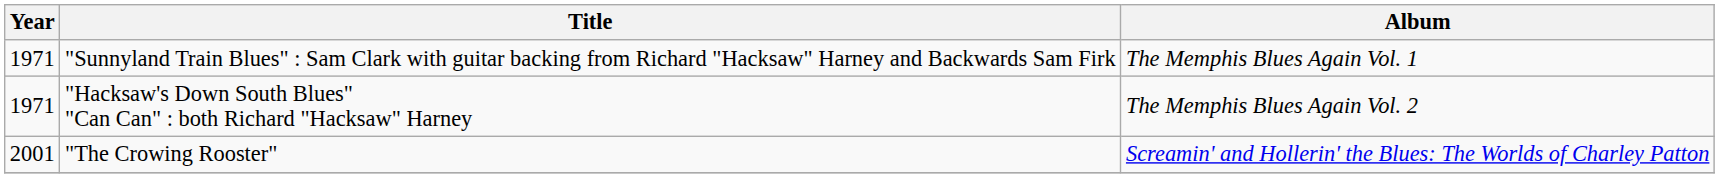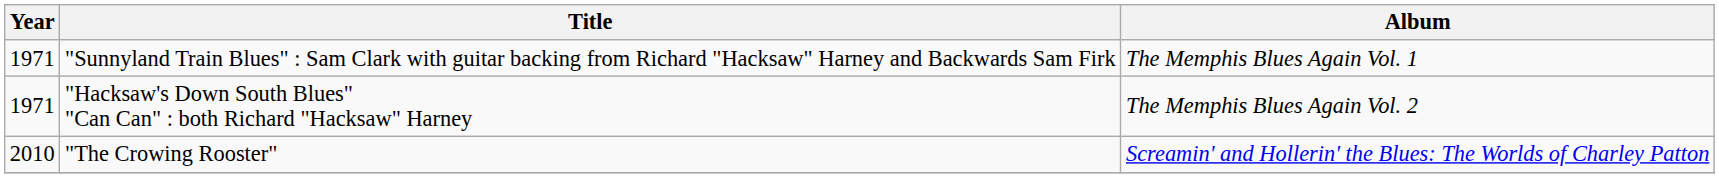(32, 154) 2001 -> (32, 154) 2010
